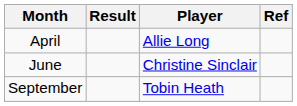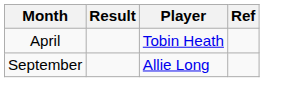(176, 40) Allie Long -> (183, 40) Tobin Heath
- row: (45, 64)
(183, 88) Tobin Heath -> (176, 64) Allie Long
